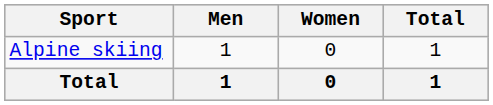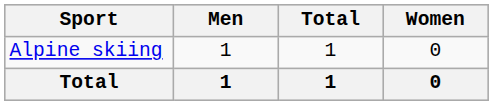columns swapped: (330, 21) <-> (435, 21)
